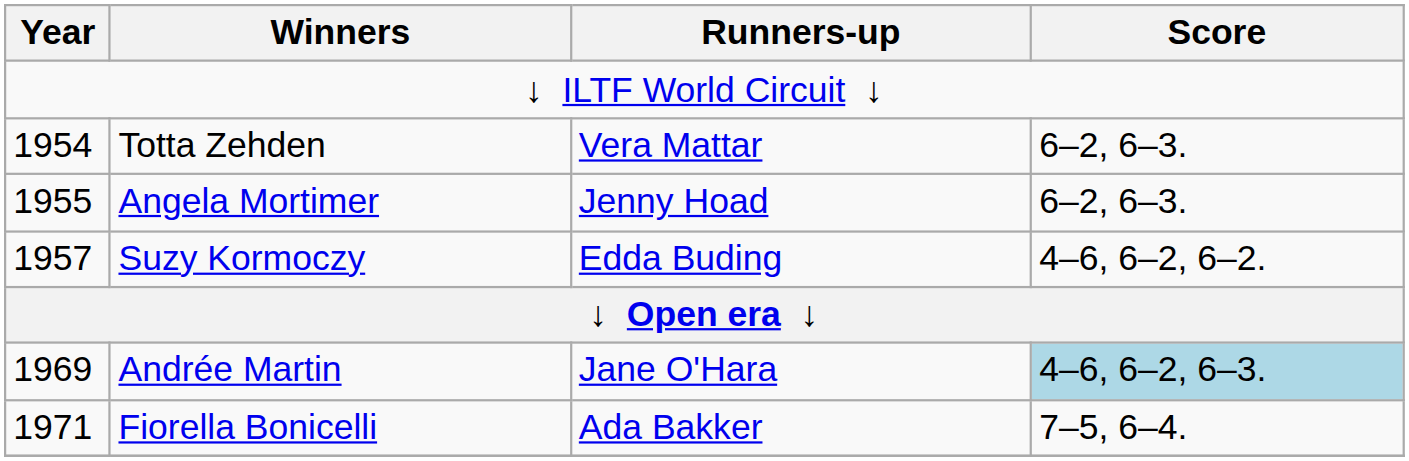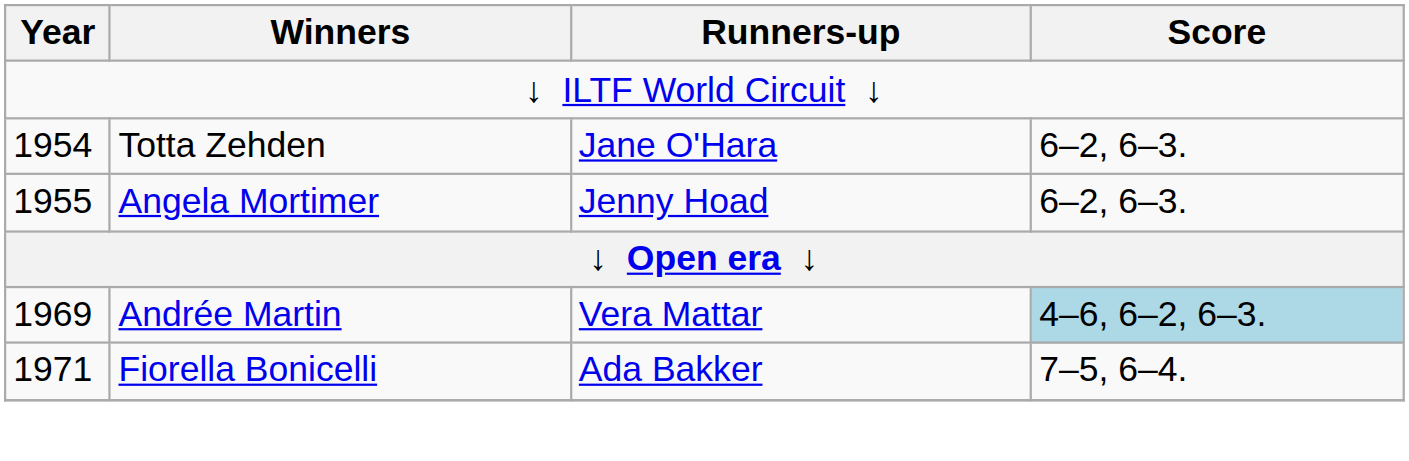(671, 145) Vera Mattar -> (678, 145) Jane O'Hara
- row: (242, 257)
(678, 370) Jane O'Hara -> (671, 314) Vera Mattar
